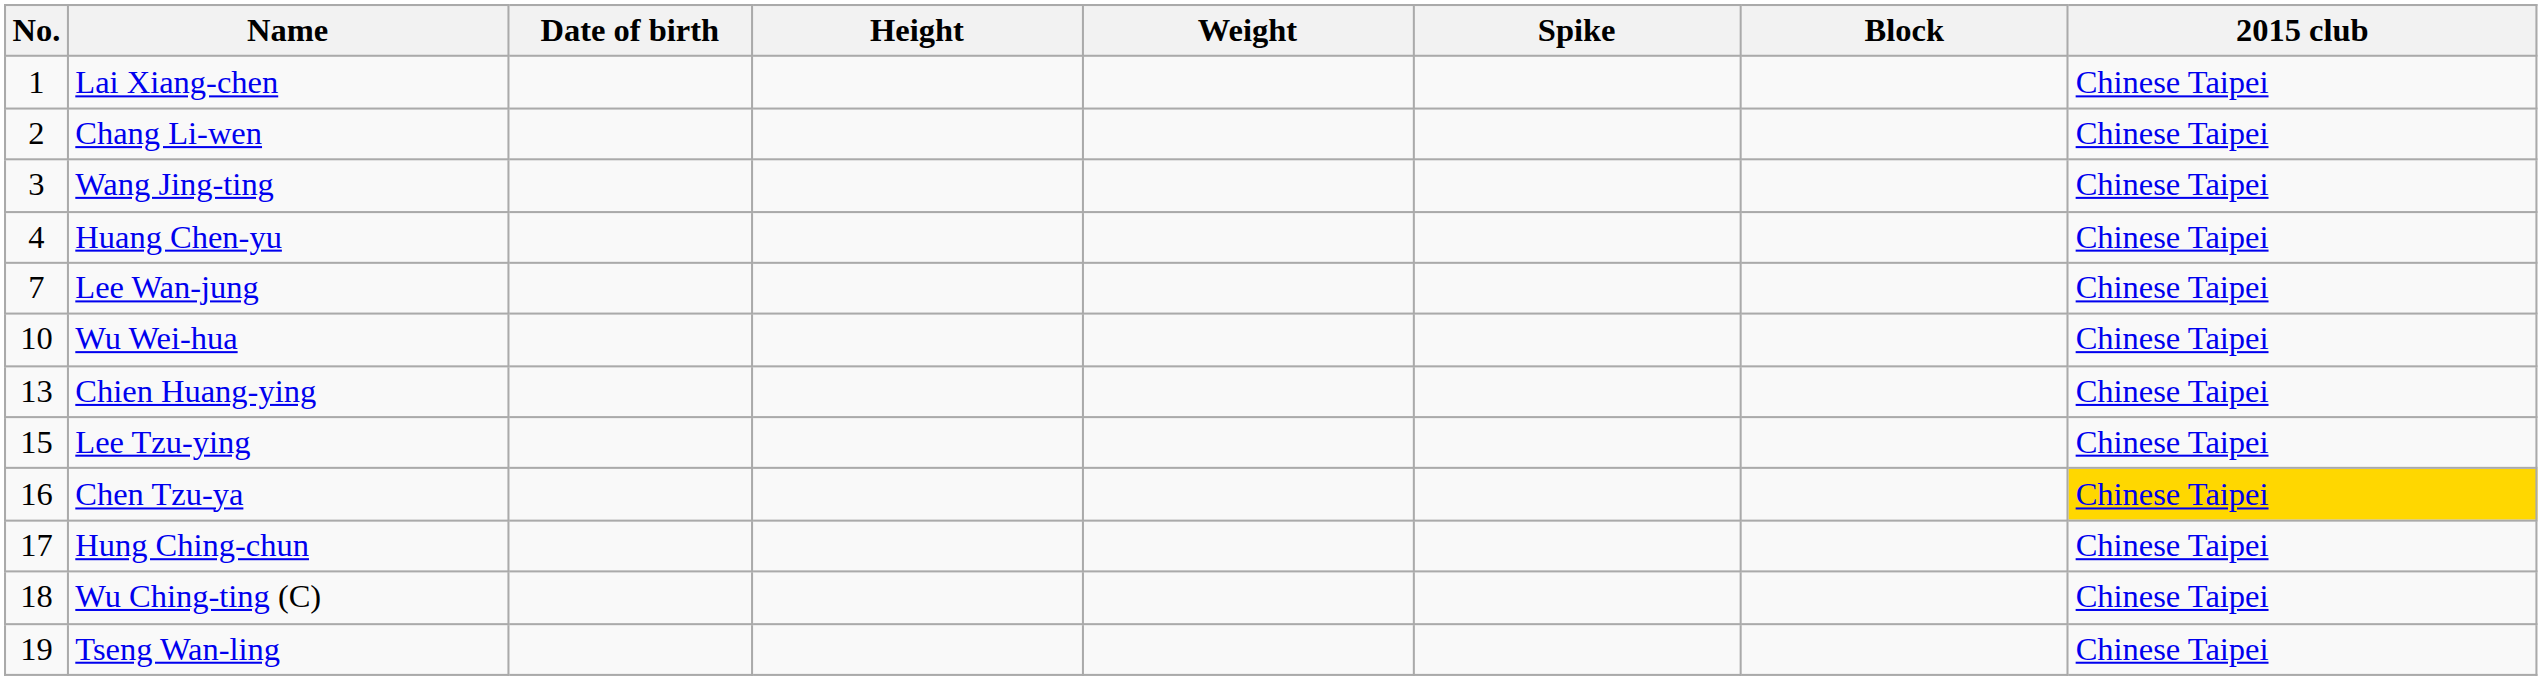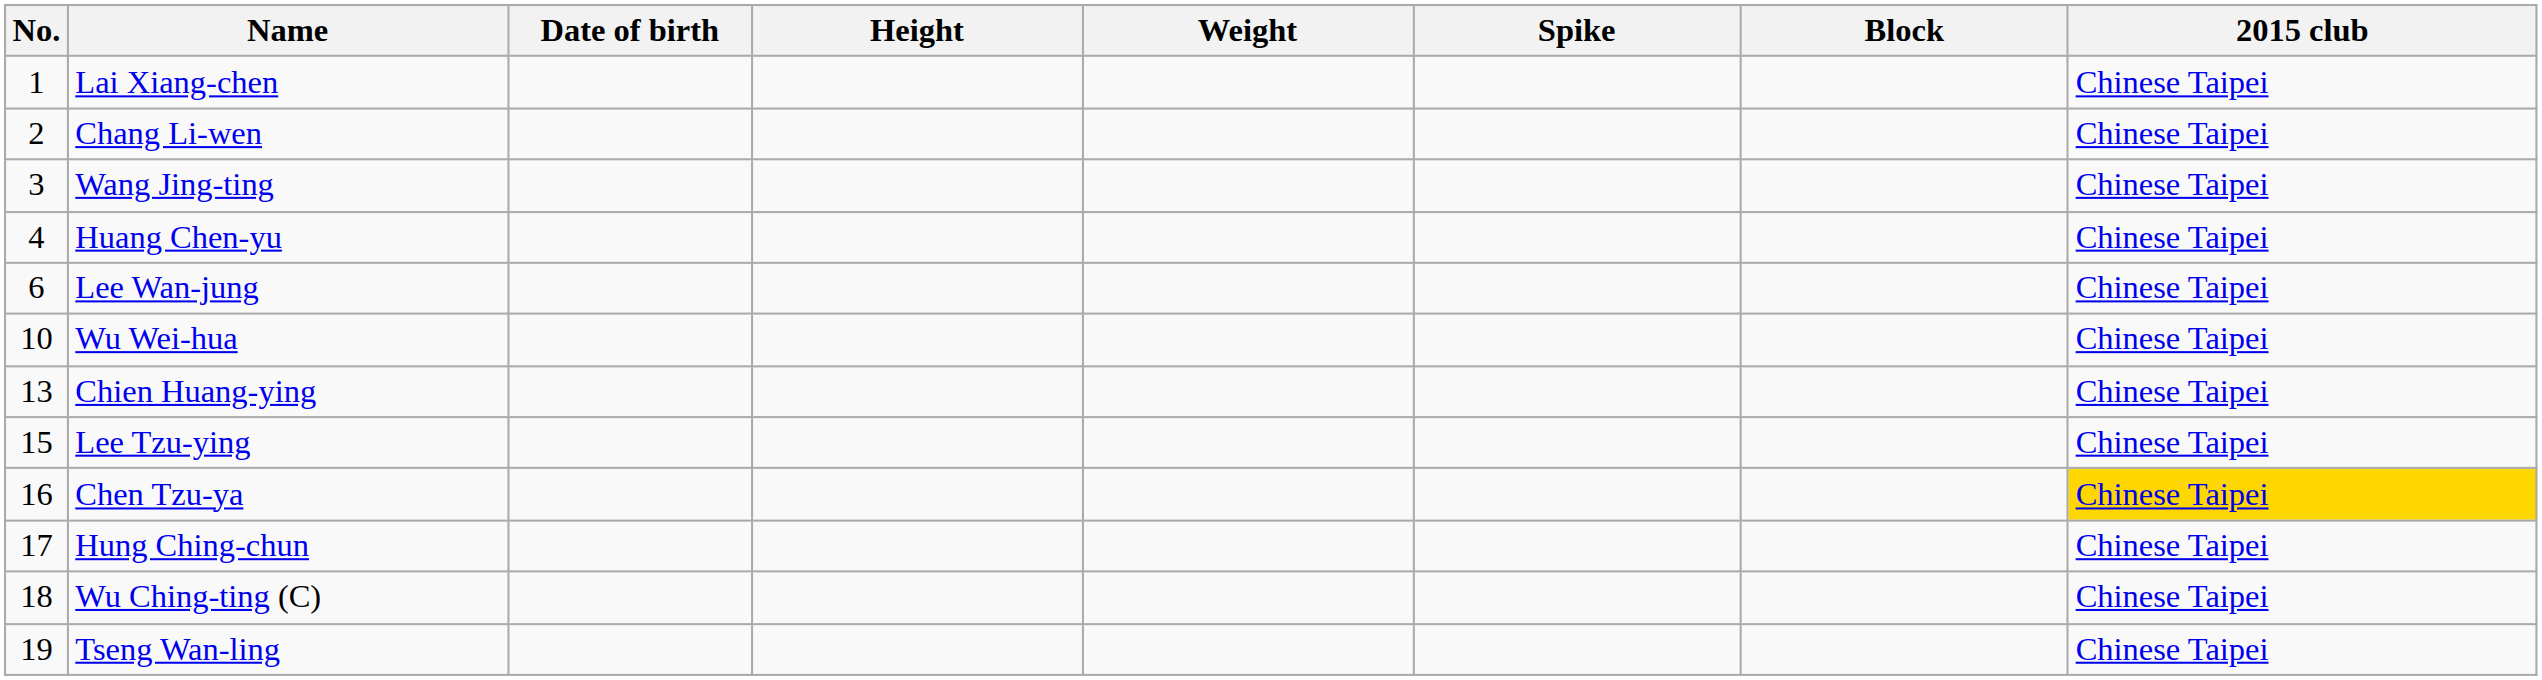(36, 287) 7 -> (36, 287) 6
